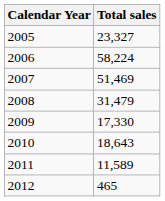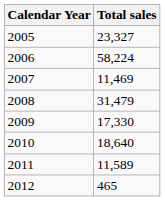(115, 79) 51,469 -> (115, 79) 11,469
(115, 143) 18,643 -> (115, 143) 18,640
